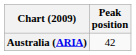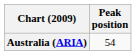(110, 42) 42 -> (110, 42) 54
